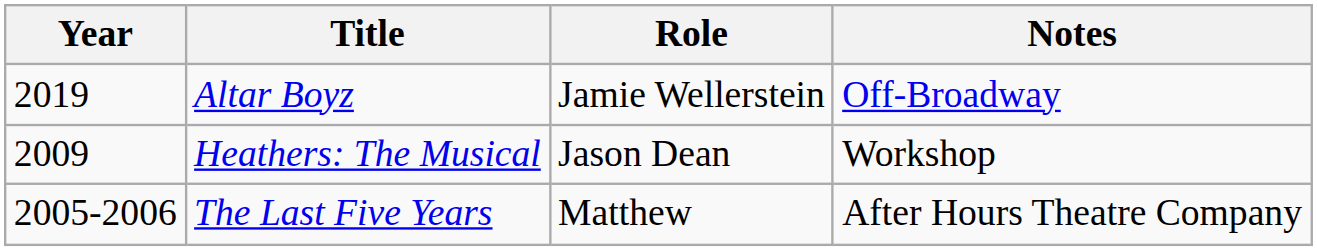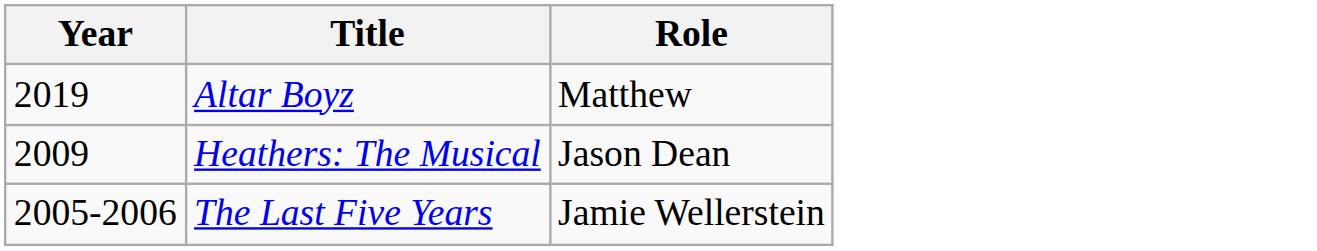- column: (1072, 34)
(691, 93) Jamie Wellerstein -> (625, 93) Matthew
(625, 213) Matthew -> (691, 213) Jamie Wellerstein
